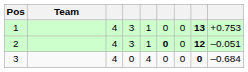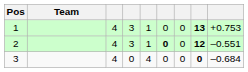(226, 43) –0.051 -> (226, 43) –0.551
